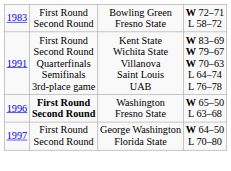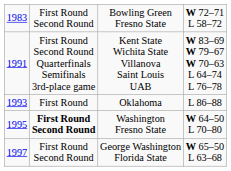+ row: (141, 102)
(17, 108) 1996 -> (17, 124) 1995
(205, 108) W 65–50 L 63–68 -> (205, 124) W 64–50 L 70–80
(205, 136) W 64–50 L 70–80 -> (205, 152) W 65–50 L 63–68
